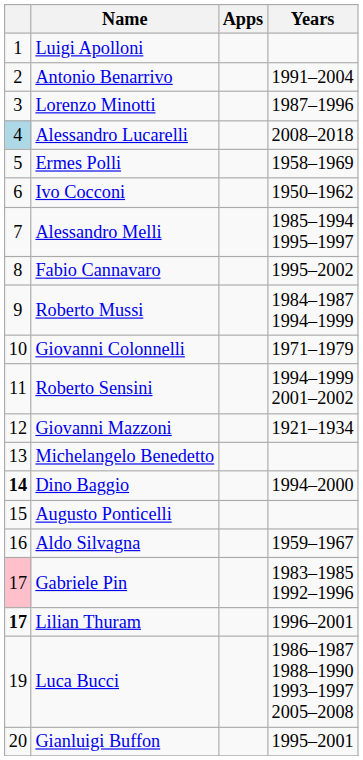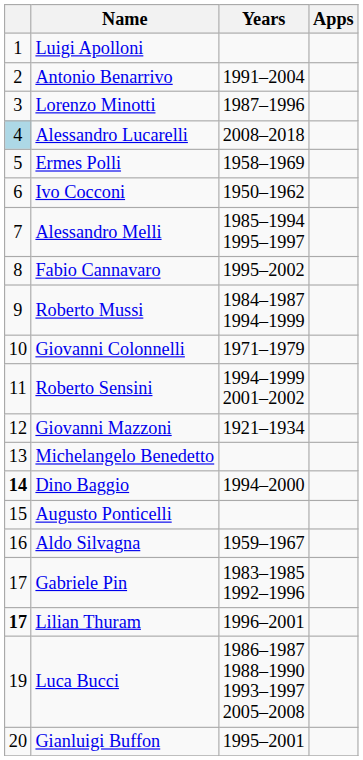columns swapped: (313, 18) <-> (243, 18)
(18, 582) pink background -> (18, 582) no background
